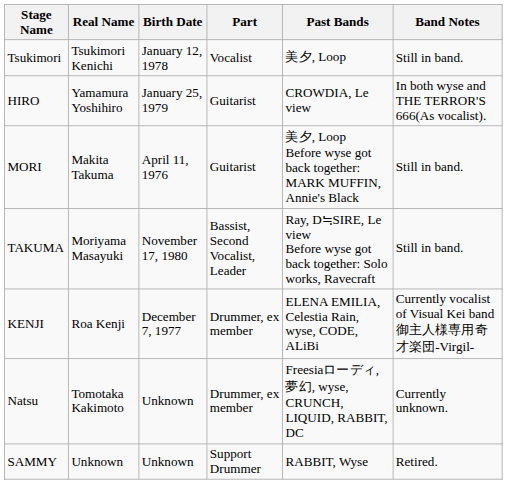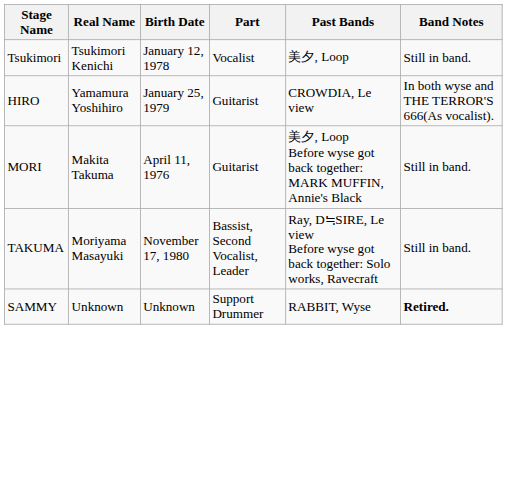- row: (26, 323)
- row: (23, 401)
(417, 461) normal -> (426, 306) bold
